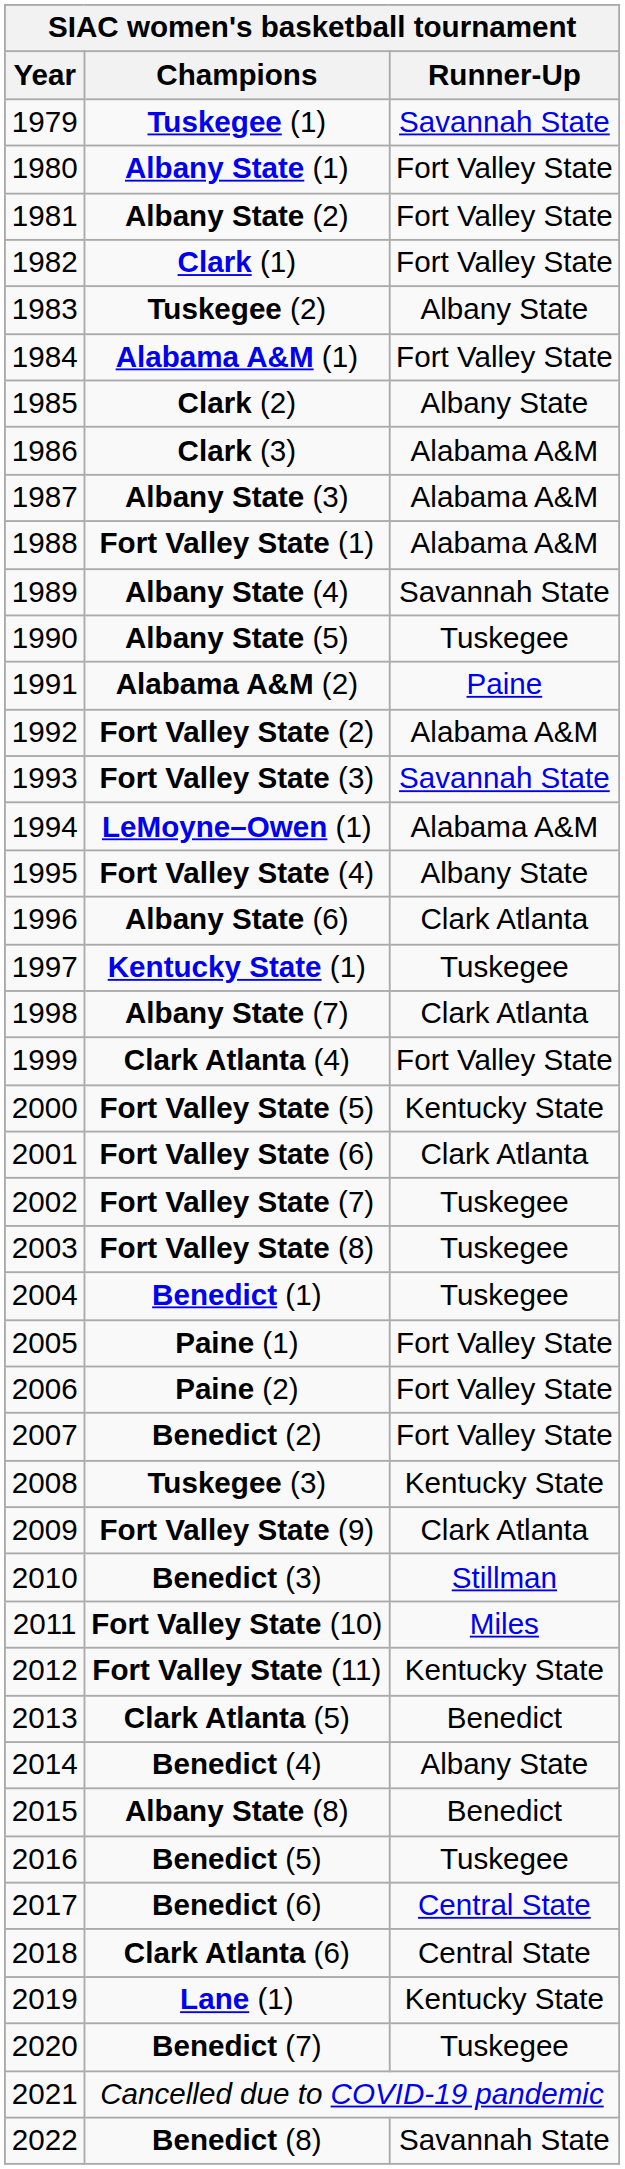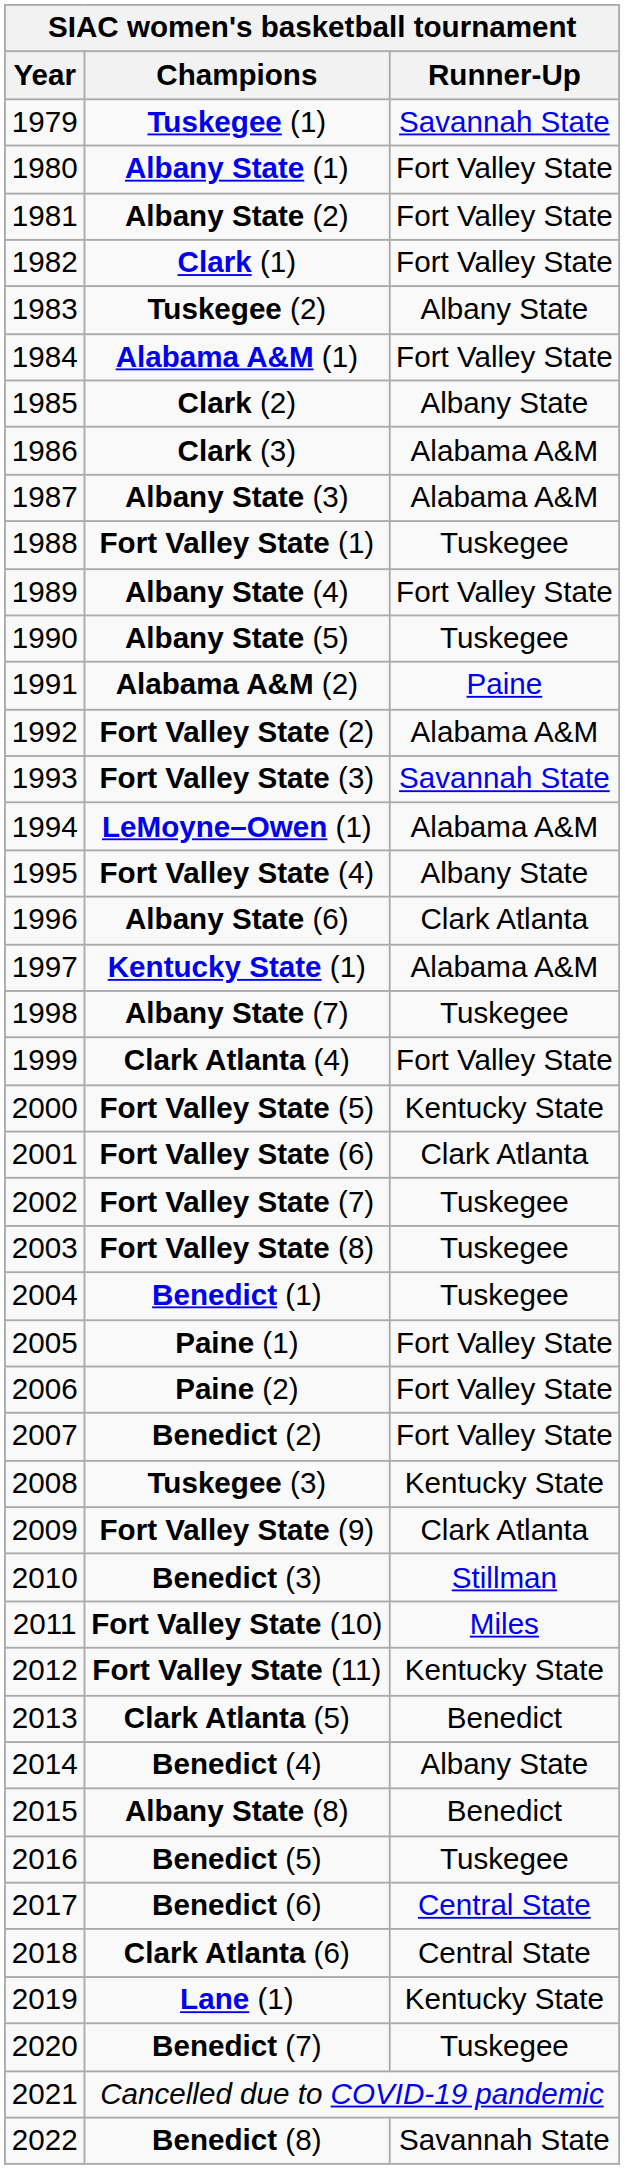(504, 544) Alabama A&M -> (504, 544) Tuskegee
(504, 591) Savannah State -> (504, 591) Fort Valley State
(504, 966) Tuskegee -> (504, 966) Alabama A&M
(504, 1013) Clark Atlanta -> (504, 1013) Tuskegee
